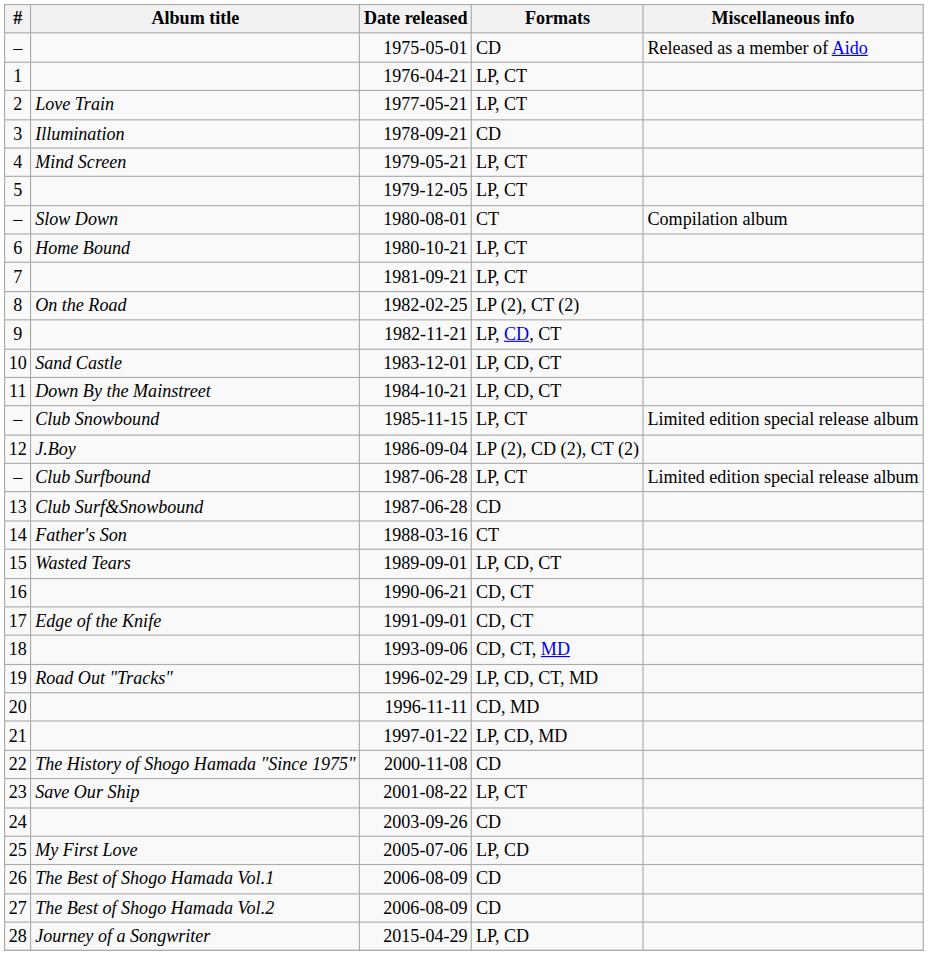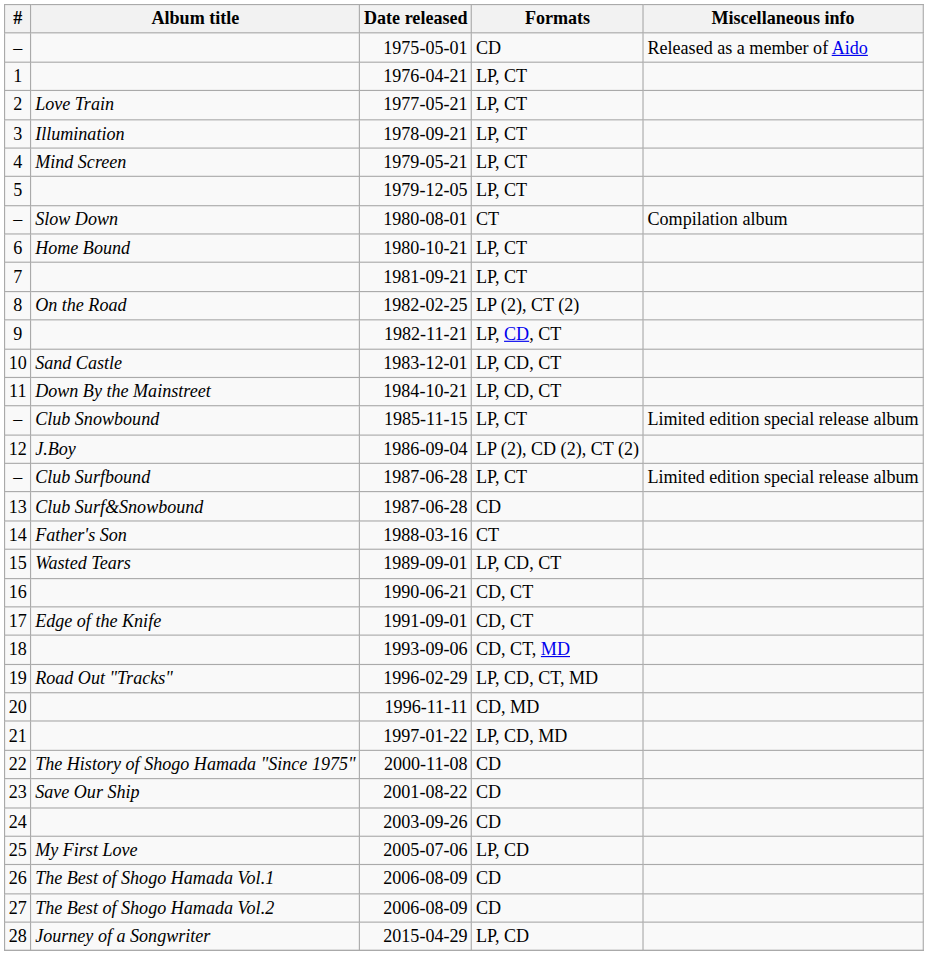(488, 133) CD -> (502, 133) LP, CT
(502, 793) LP, CT -> (488, 793) CD
